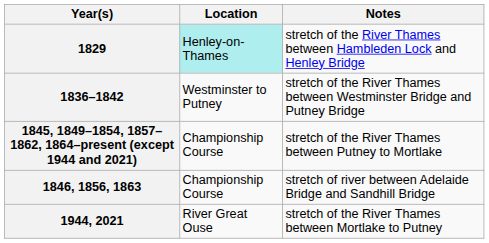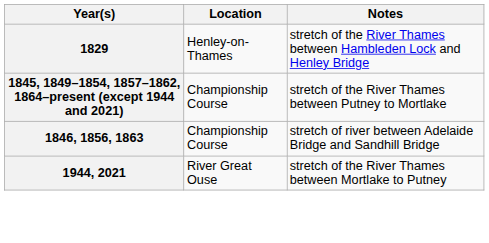(213, 48) paleturquoise background -> (218, 48) no background
- row: (92, 97)
